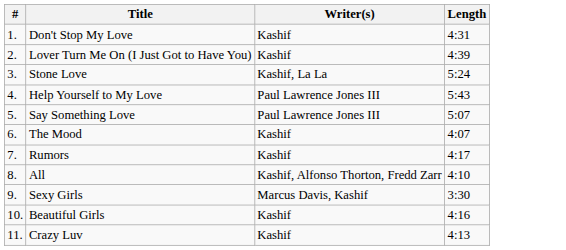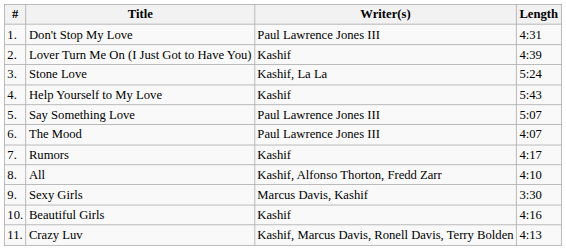(274, 34) Kashif -> (319, 34) Paul Lawrence Jones III
(319, 94) Paul Lawrence Jones III -> (274, 94) Kashif
(274, 134) Kashif -> (319, 134) Paul Lawrence Jones III
(274, 235) Kashif -> (385, 235) Kashif, Marcus Davis, Ronell Davis, Terry Bolden
